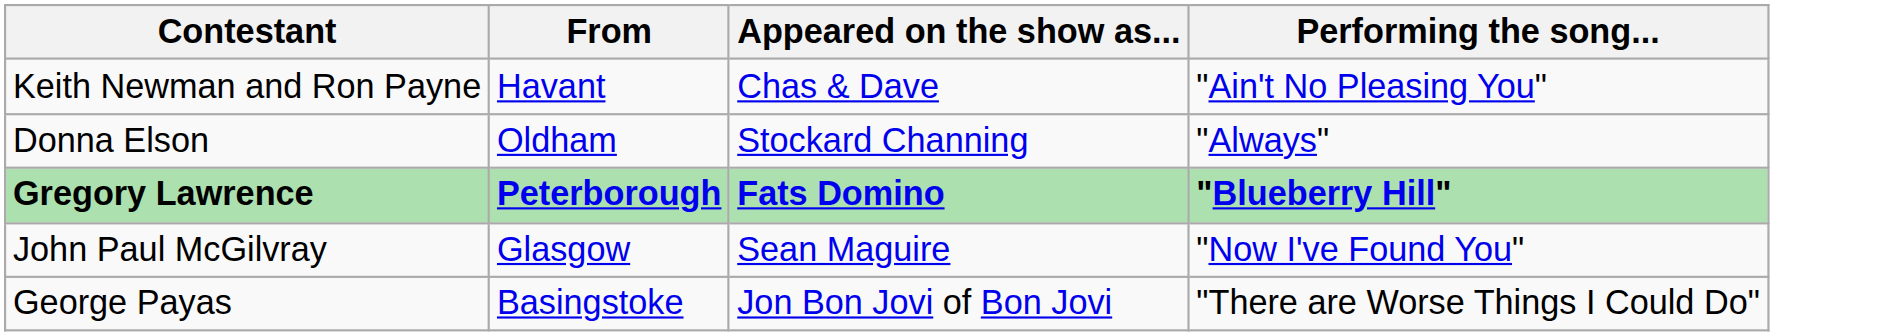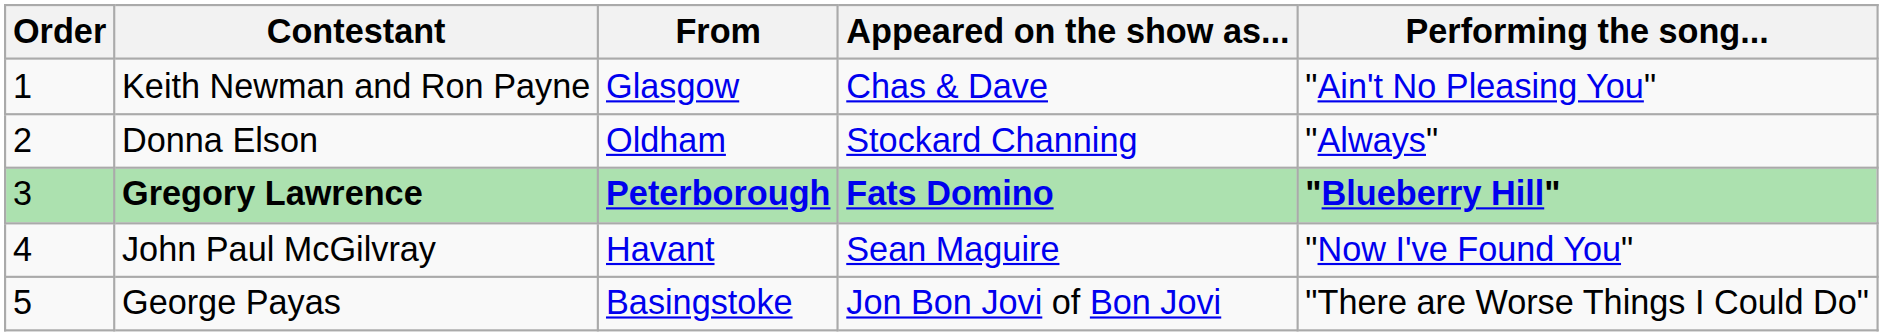+ column: (60, 31)
(551, 85) Havant -> (673, 85) Glasgow
(564, 248) Glasgow -> (660, 248) Havant
